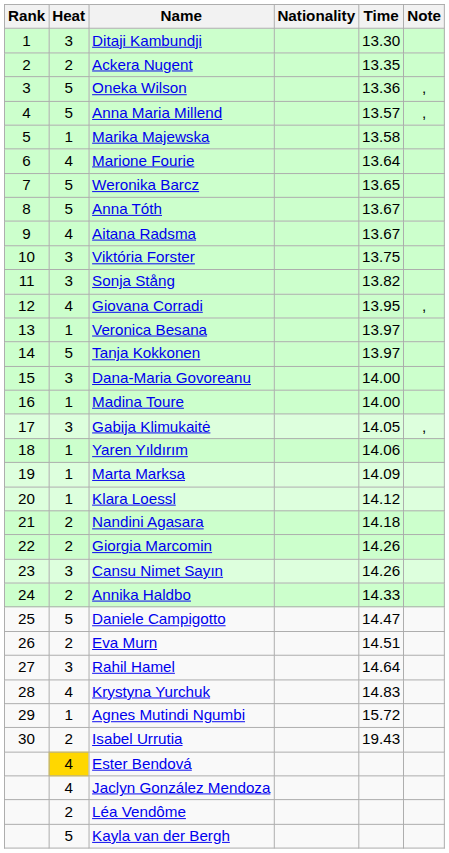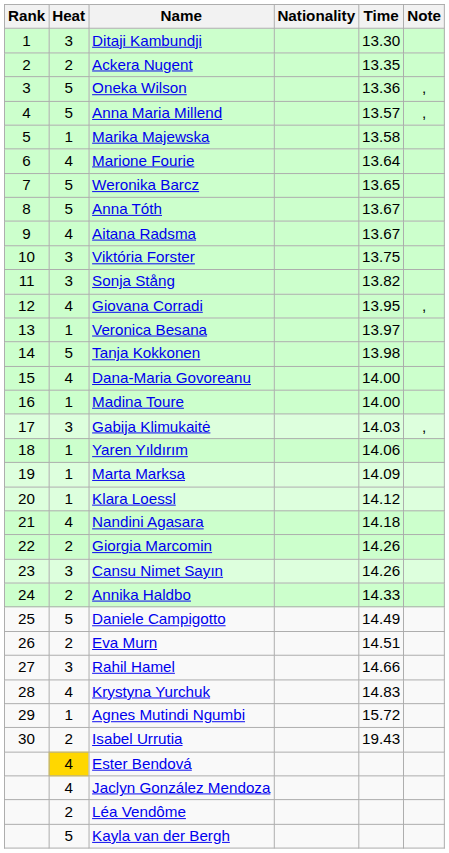(381, 354) 13.97 -> (381, 354) 13.98
(69, 378) 3 -> (69, 378) 4
(381, 426) 14.05 -> (381, 426) 14.03
(69, 522) 2 -> (69, 522) 4
(381, 619) 14.47 -> (381, 619) 14.49
(381, 667) 14.64 -> (381, 667) 14.66
